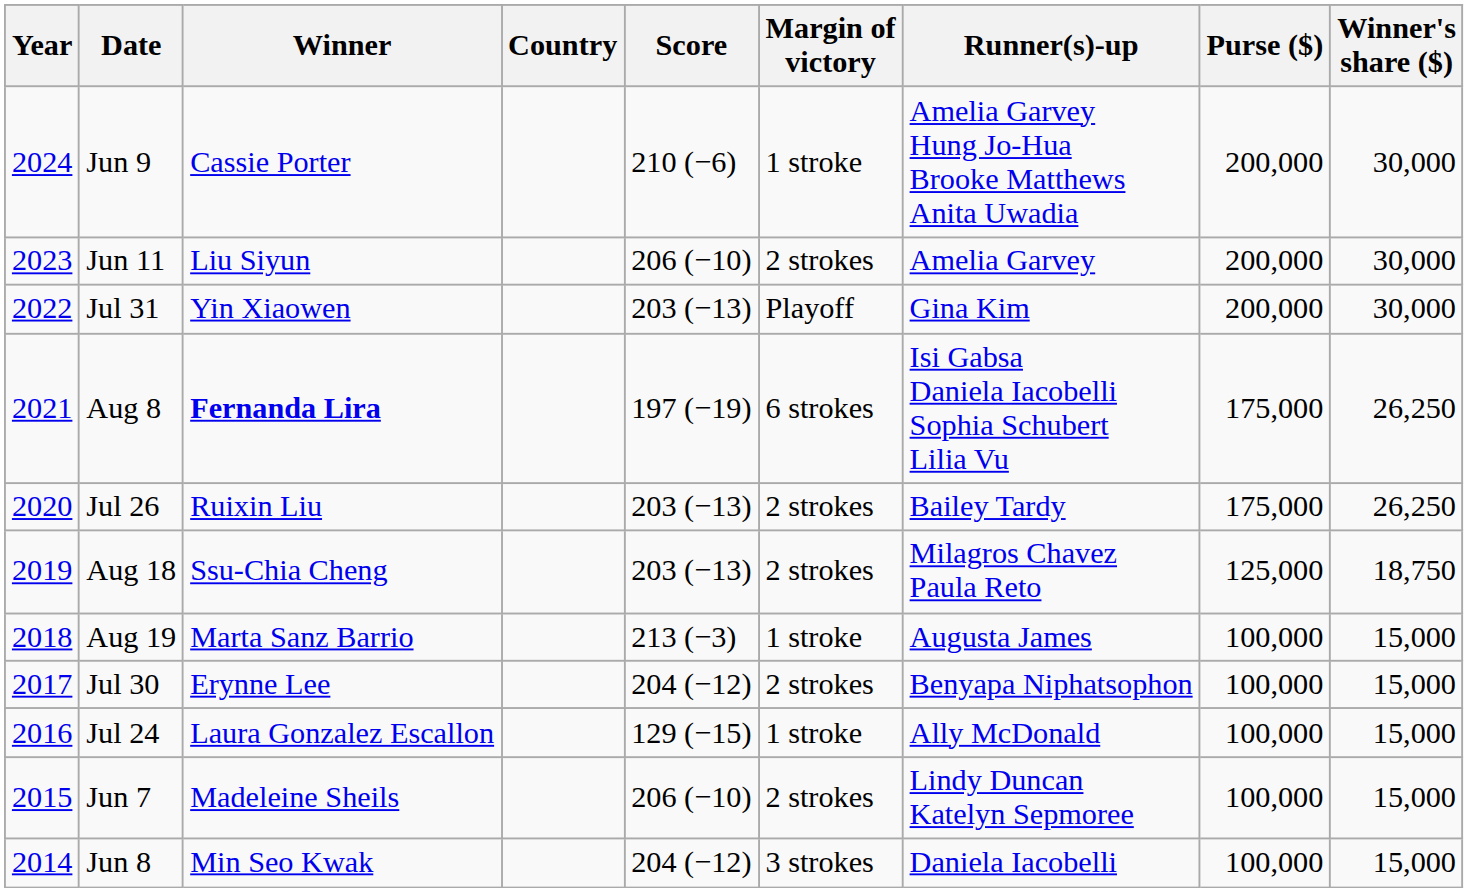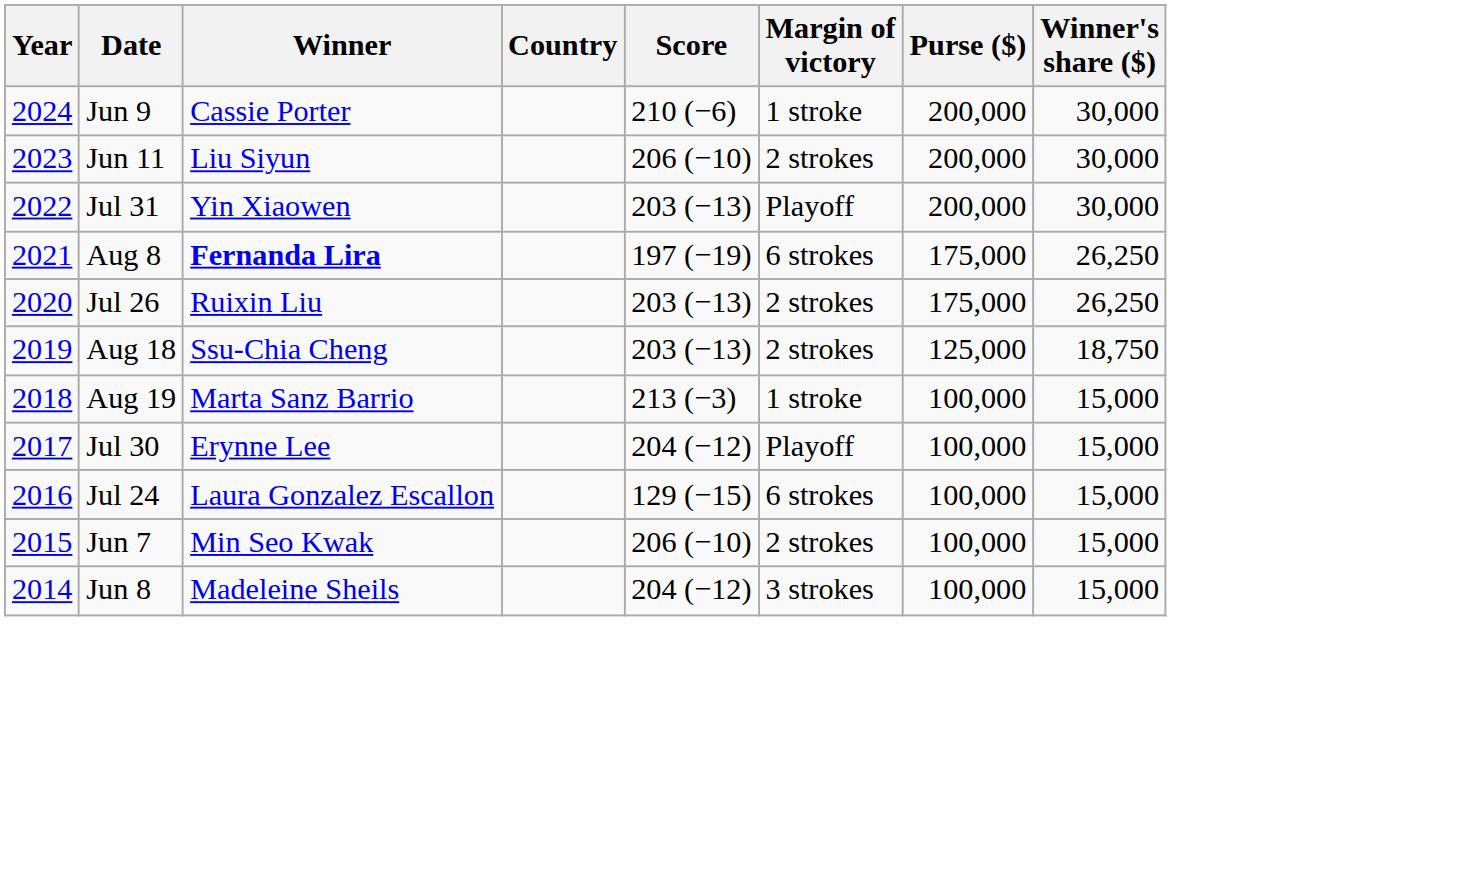- column: (1051, 45)
(820, 684) 2 strokes -> (810, 446) Playoff
(814, 732) 1 stroke -> (820, 494) 6 strokes
(295, 797) Madeleine Sheils -> (282, 542) Min Seo Kwak
(282, 862) Min Seo Kwak -> (295, 590) Madeleine Sheils
